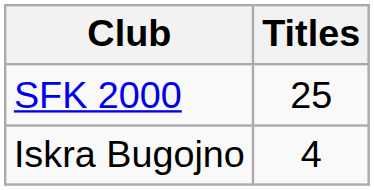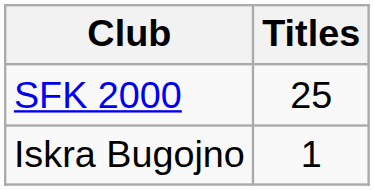(311, 154) 4 -> (311, 154) 1
